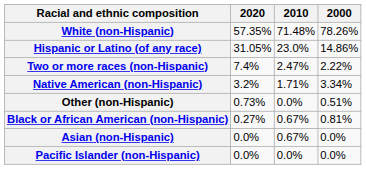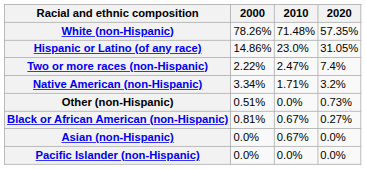columns swapped: (339, 14) <-> (253, 14)
